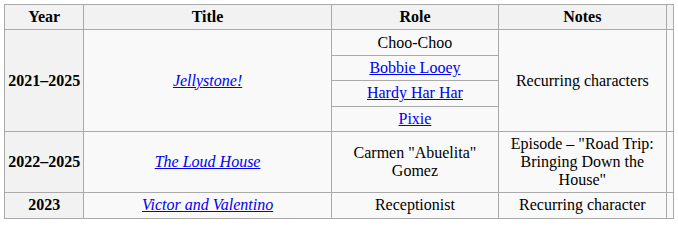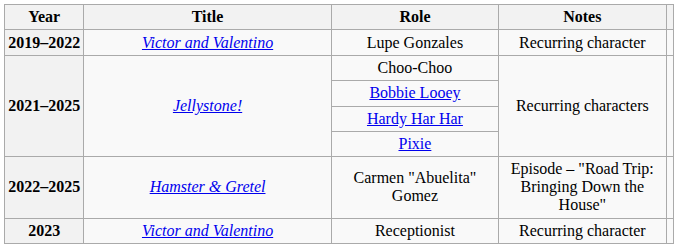+ row: (415, 42)
(208, 162) The Loud House -> (208, 187) Hamster & Gretel
